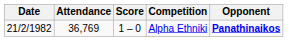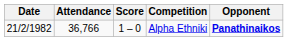(84, 28) 36,769 -> (84, 28) 36,766
